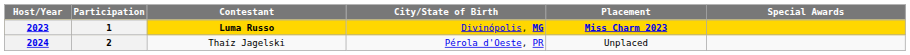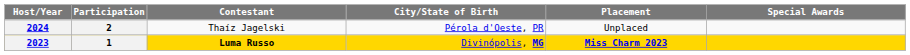rows swapped: (38, 42) <-> (38, 27)
